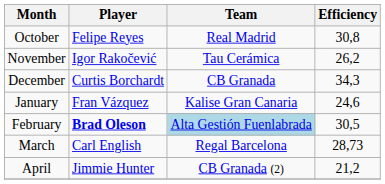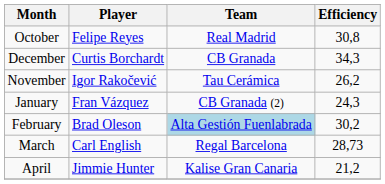rows swapped: (37, 59) <-> (37, 80)
(241, 102) Kalise Gran Canaria -> (241, 102) CB Granada (2)
(348, 102) 24,6 -> (348, 102) 24,3
(109, 124) bold -> (107, 124) normal
(348, 124) 30,5 -> (348, 124) 30,2
(241, 168) CB Granada (2) -> (241, 168) Kalise Gran Canaria
